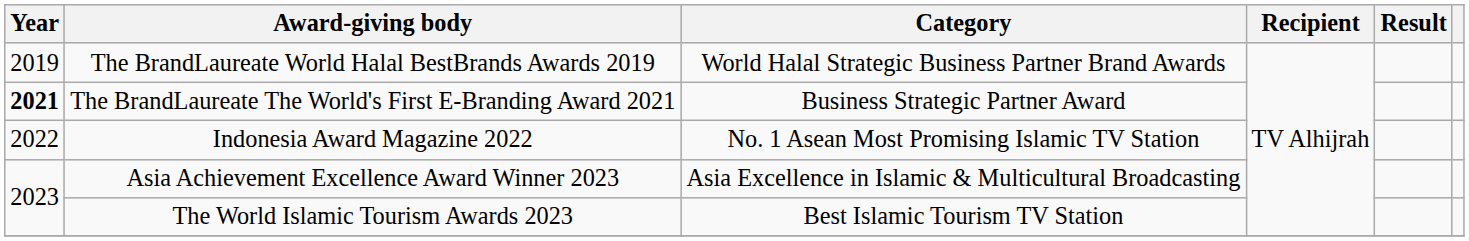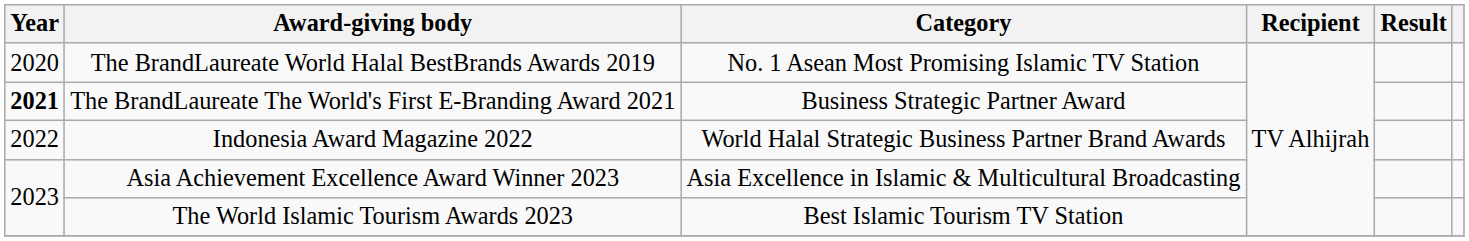(35, 62) 2019 -> (35, 62) 2020
(963, 62) World Halal Strategic Business Partner Brand Awards -> (963, 62) No. 1 Asean Most Promising Islamic TV Station
(963, 139) No. 1 Asean Most Promising Islamic TV Station -> (963, 139) World Halal Strategic Business Partner Brand Awards
